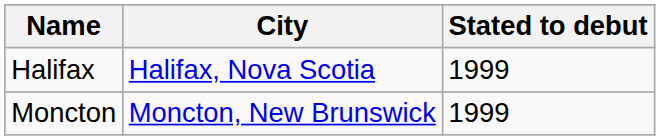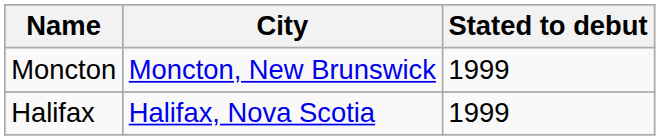rows swapped: (53, 69) <-> (64, 112)
